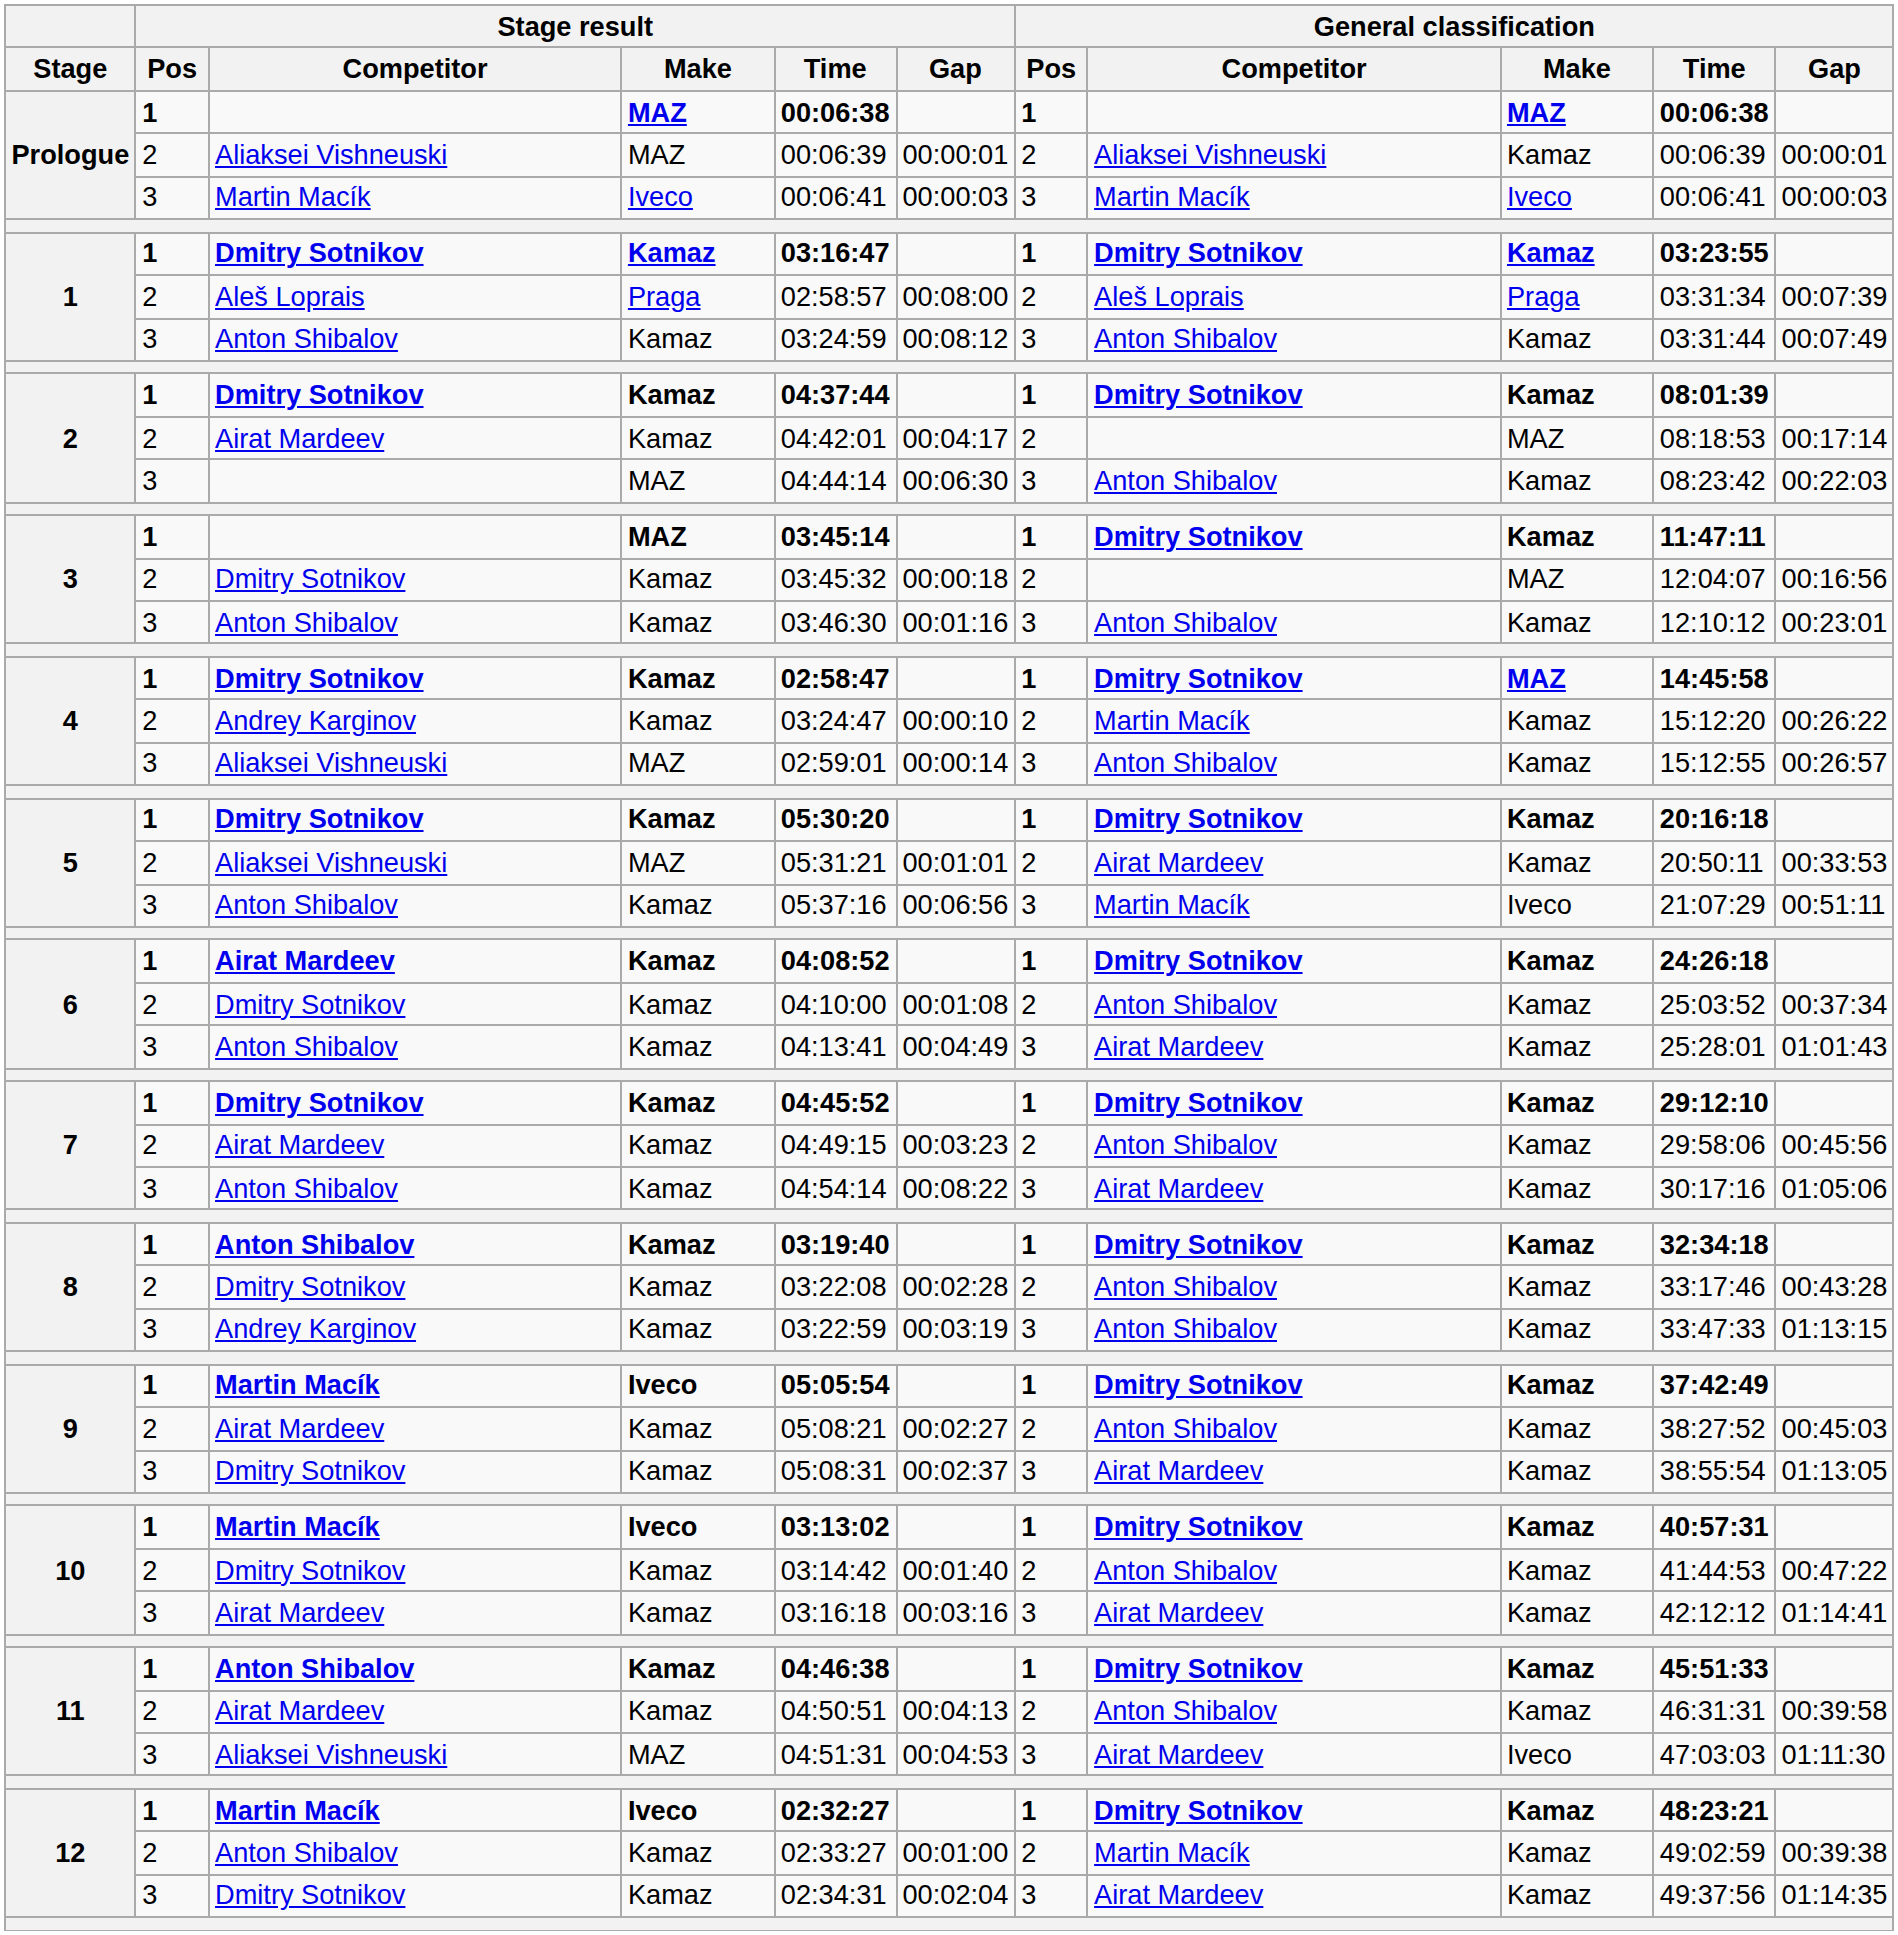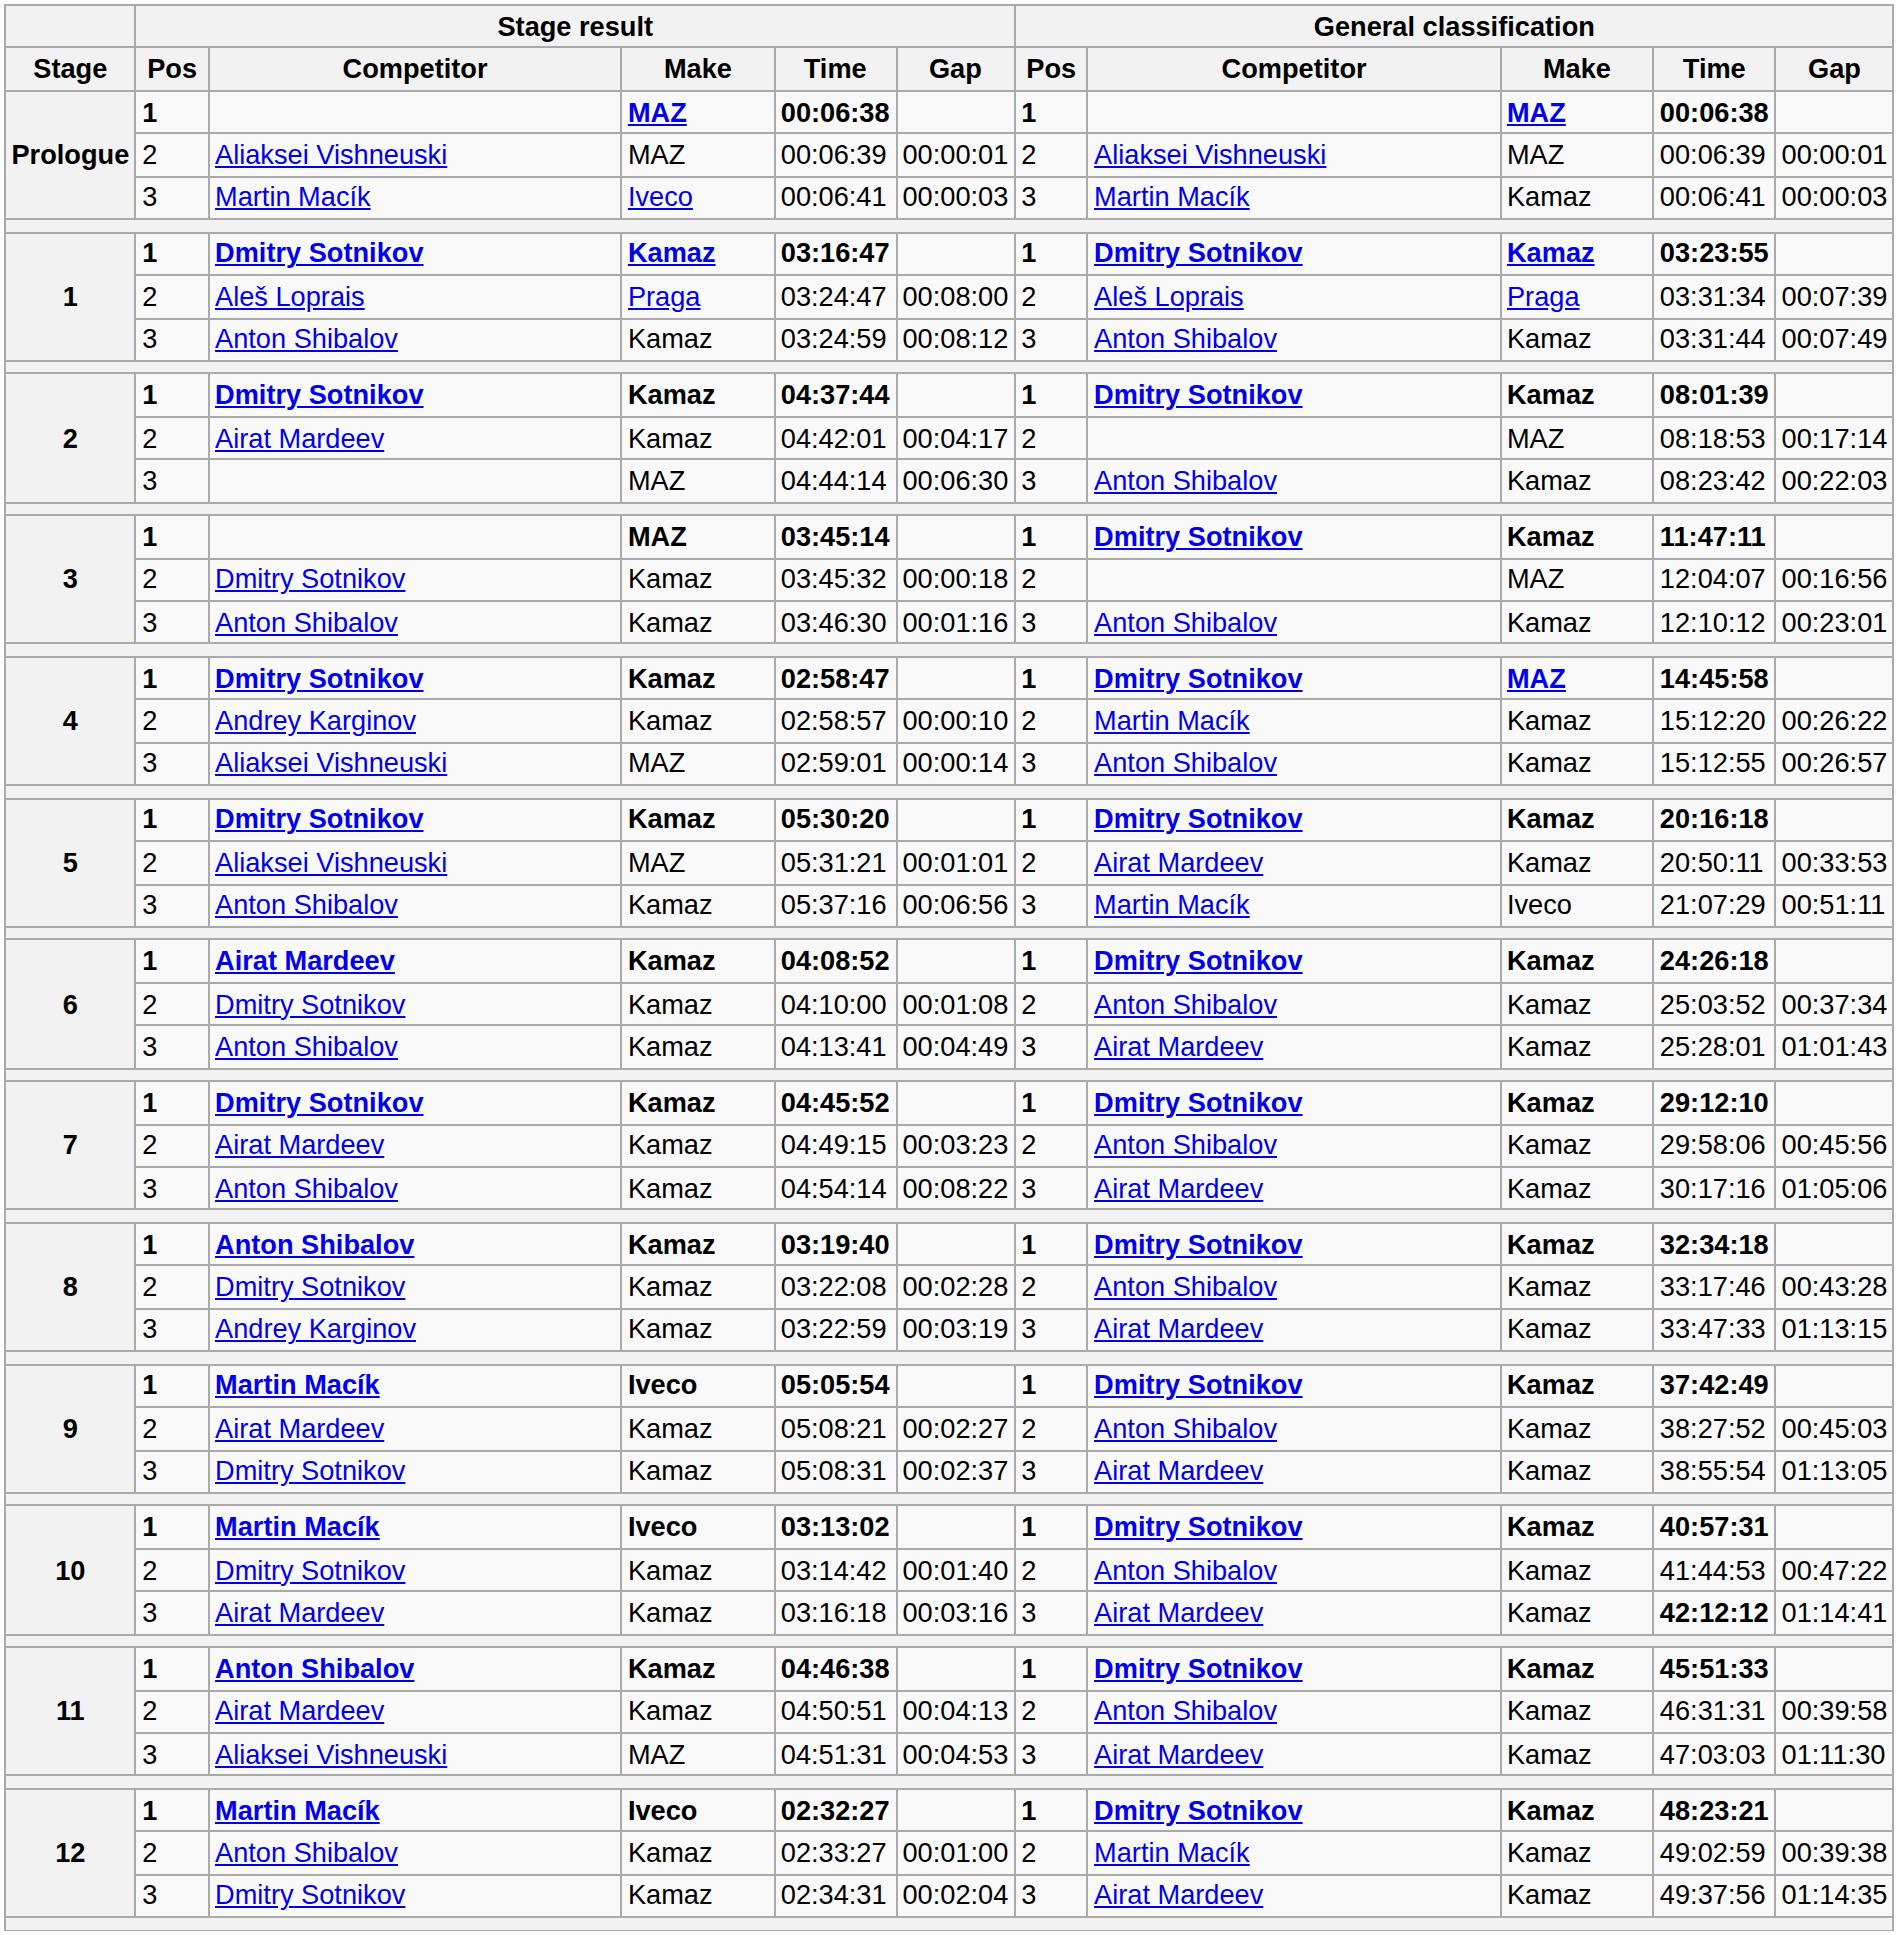(1549, 155) Kamaz -> (1536, 155) MAZ
(1539, 198) Iveco -> (1549, 198) Kamaz
(834, 296) 02:58:57 -> (834, 296) 03:24:47
(834, 721) 03:24:47 -> (834, 721) 02:58:57
(1186, 1330) Anton Shibalov -> (1179, 1330) Airat Mardeev
(1713, 1613) normal -> (1714, 1613) bold
(1539, 1754) Iveco -> (1549, 1754) Kamaz
